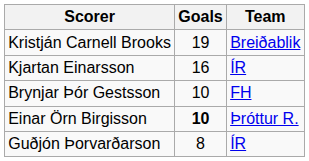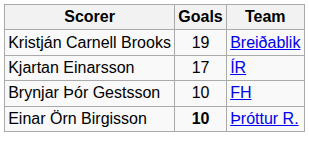(201, 67) 16 -> (201, 67) 17
- row: (84, 144)
